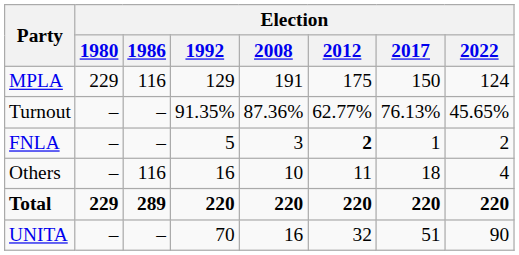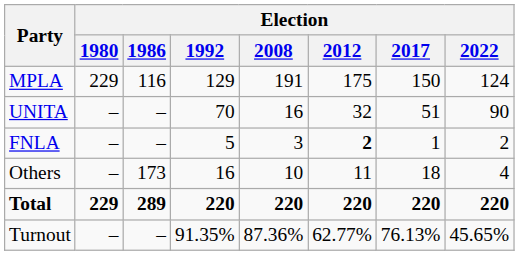rows swapped: (38, 234) <-> (40, 111)
(152, 173) 116 -> (152, 173) 173
